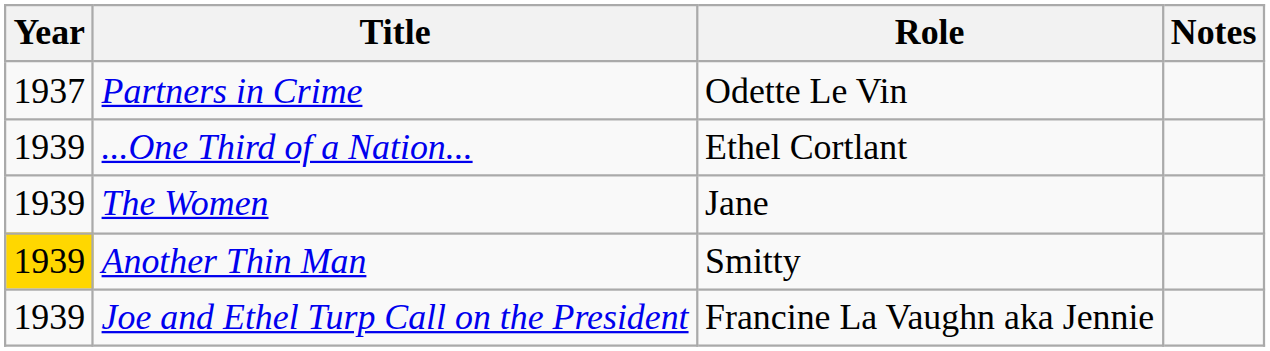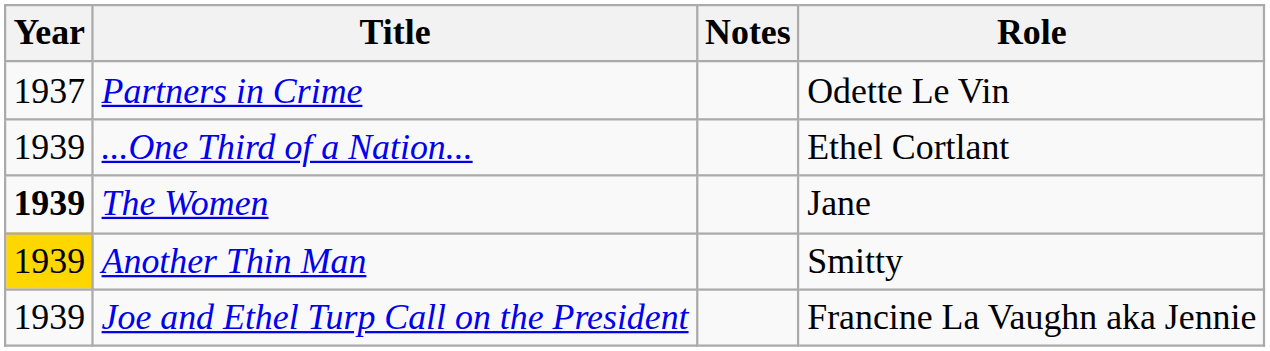columns swapped: (930, 32) <-> (1214, 32)
(49, 203) normal -> (49, 203) bold
